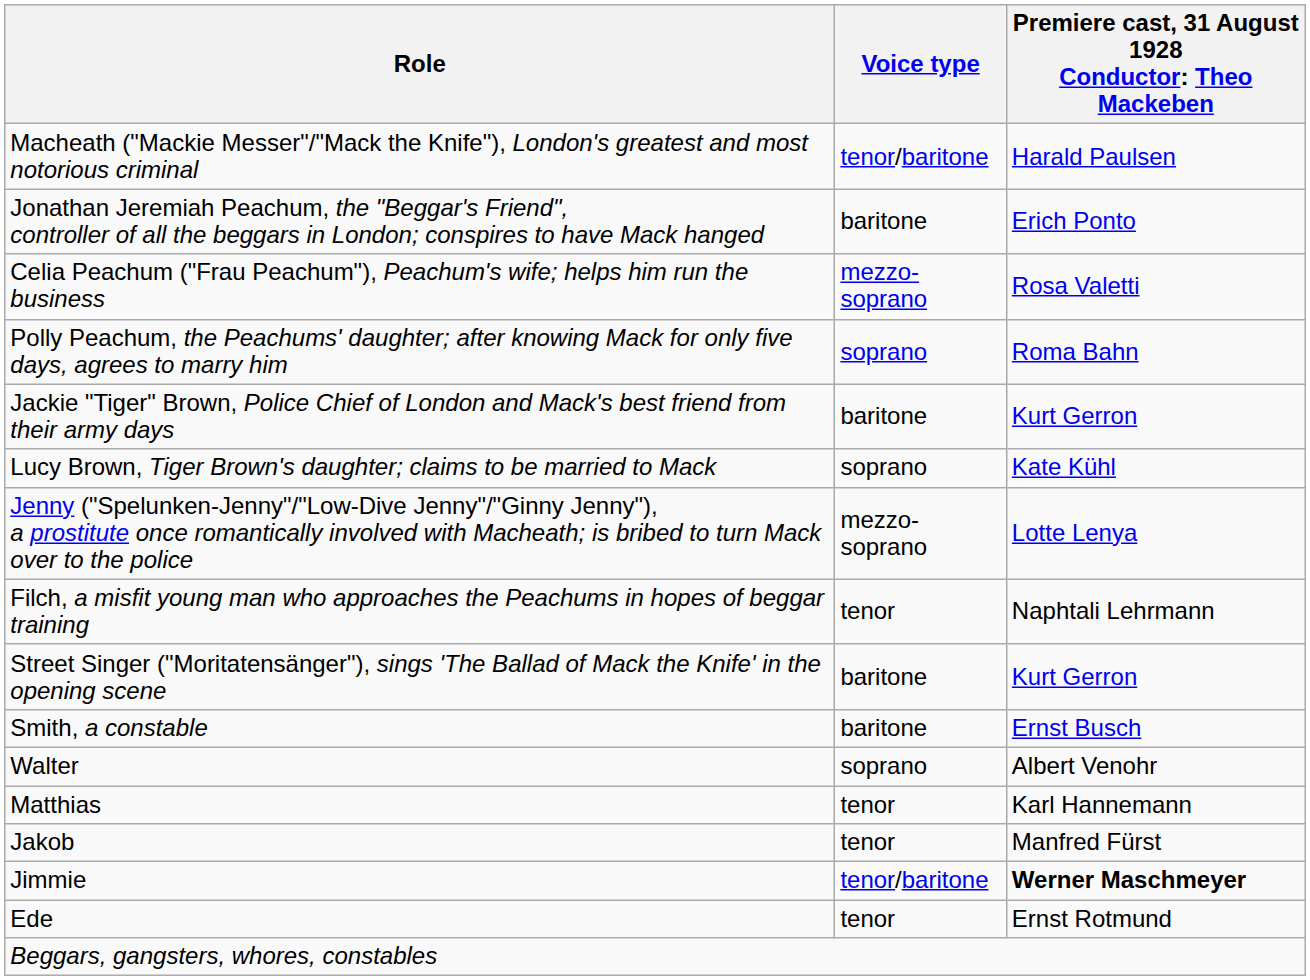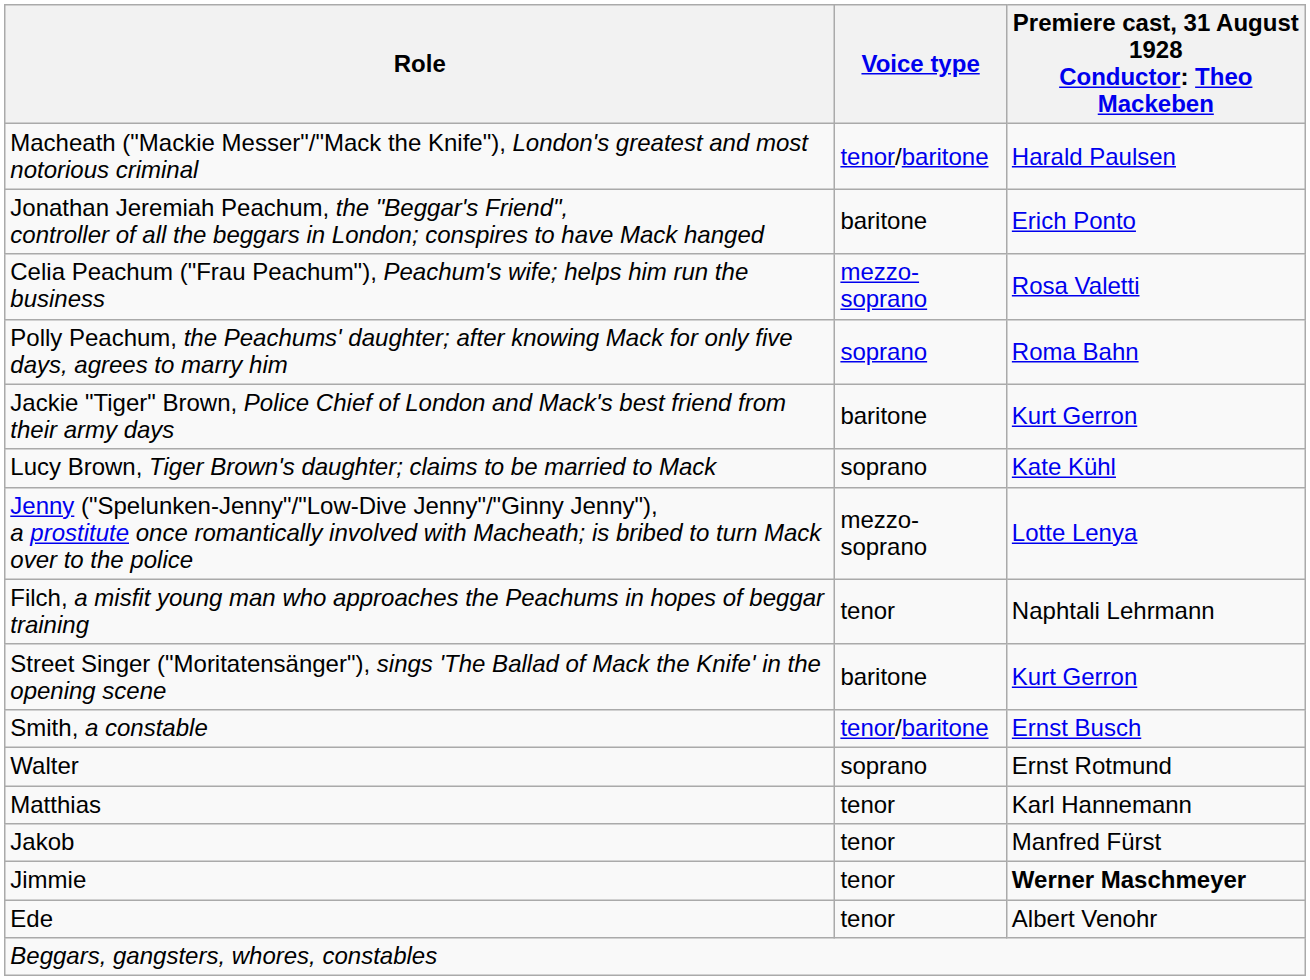(884, 728) baritone -> (914, 728) tenor/baritone
(1085, 766) Albert Venohr -> (1092, 766) Ernst Rotmund
(914, 880) tenor/baritone -> (868, 880) tenor
(1092, 918) Ernst Rotmund -> (1085, 918) Albert Venohr
